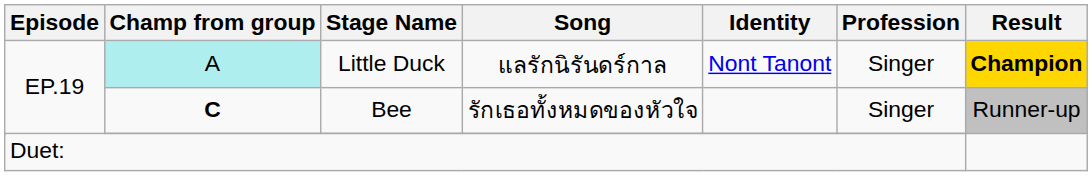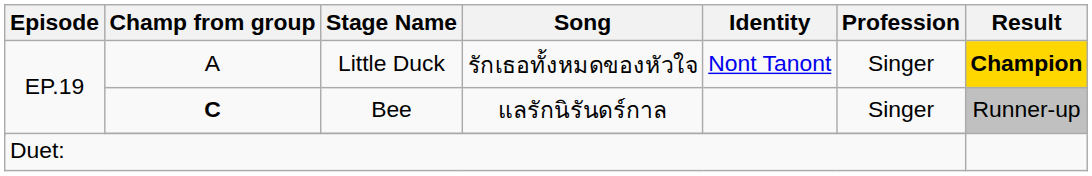(212, 63) paleturquoise background -> (212, 63) no background
(583, 64) แลรักนิรันดร์กาล -> (583, 64) รักเธอทั้งหมดของหัวใจ
(583, 110) รักเธอทั้งหมดของหัวใจ -> (583, 110) แลรักนิรันดร์กาล
